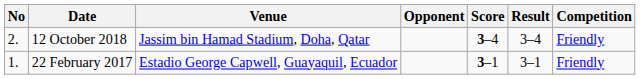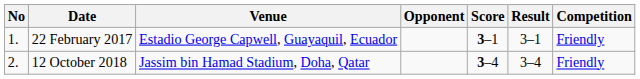rows swapped: (82, 62) <-> (79, 39)
